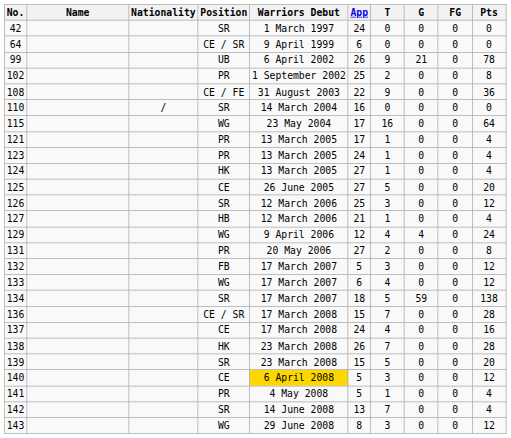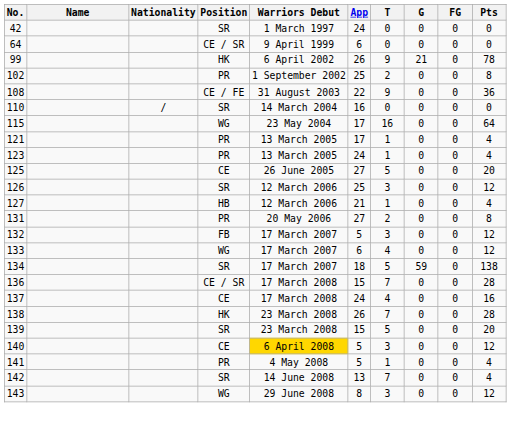(224, 60) UB -> (224, 60) HK
- row: (16, 171)
- row: (16, 235)
